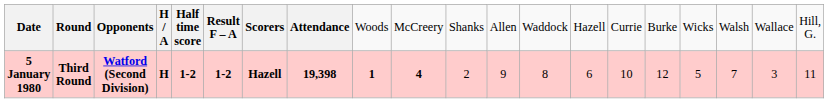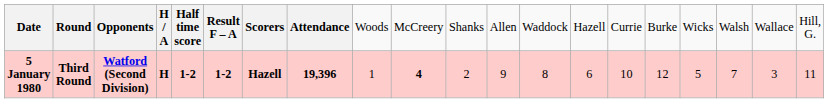(320, 74) 19,398 -> (320, 74) 19,396
(372, 74) bold -> (372, 74) normal
